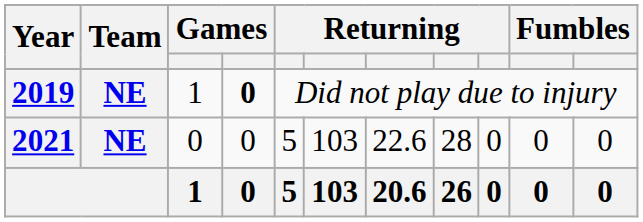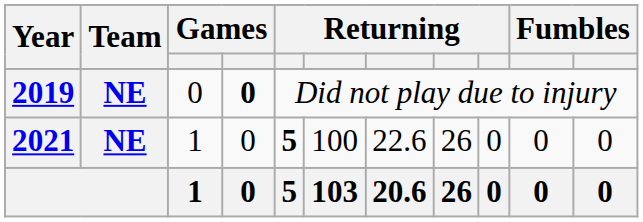(195, 92) 1 -> (195, 92) 0
(195, 141) 0 -> (195, 141) 1
(289, 141) normal -> (289, 141) bold
(335, 141) 103 -> (335, 141) 100
(456, 141) 28 -> (456, 141) 26
